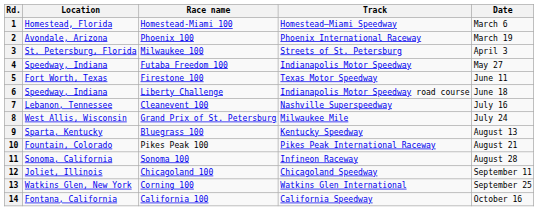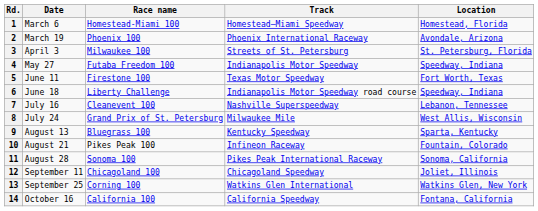columns swapped: (503, 11) <-> (81, 11)
(358, 145) Pikes Peak International Raceway -> (266, 145) Infineon Raceway
(319, 159) Infineon Raceway -> (305, 159) Pikes Peak International Raceway
